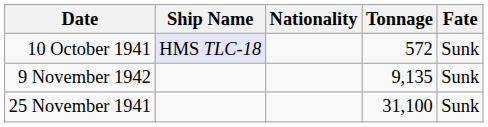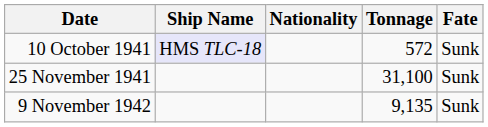rows swapped: (80, 106) <-> (84, 77)
